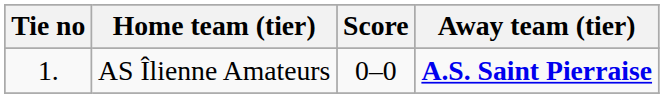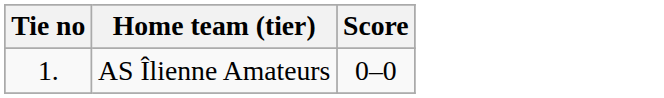- column: (537, 26)
